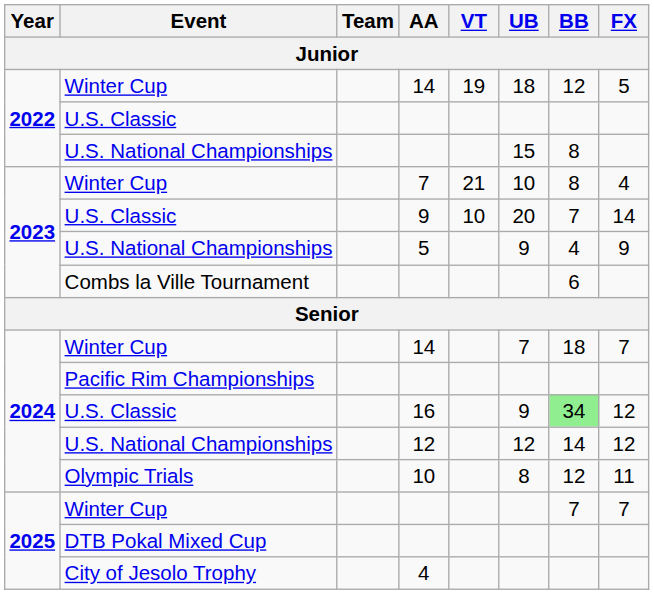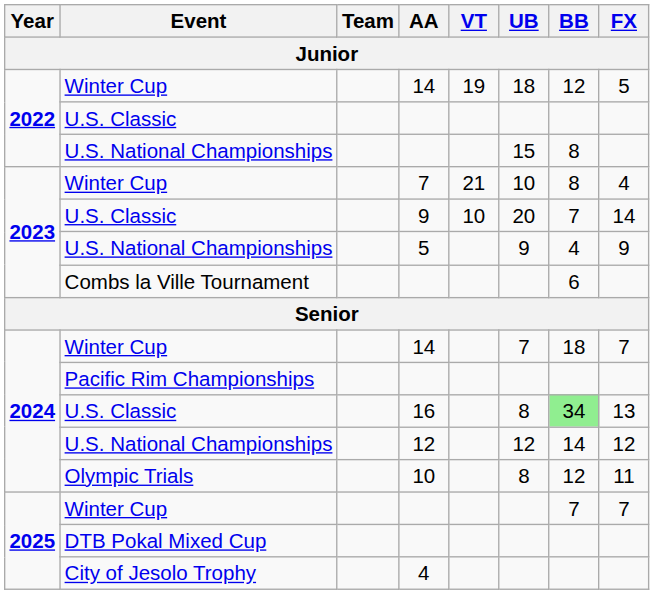(524, 411) 9 -> (524, 411) 8
(624, 411) 12 -> (624, 411) 13
